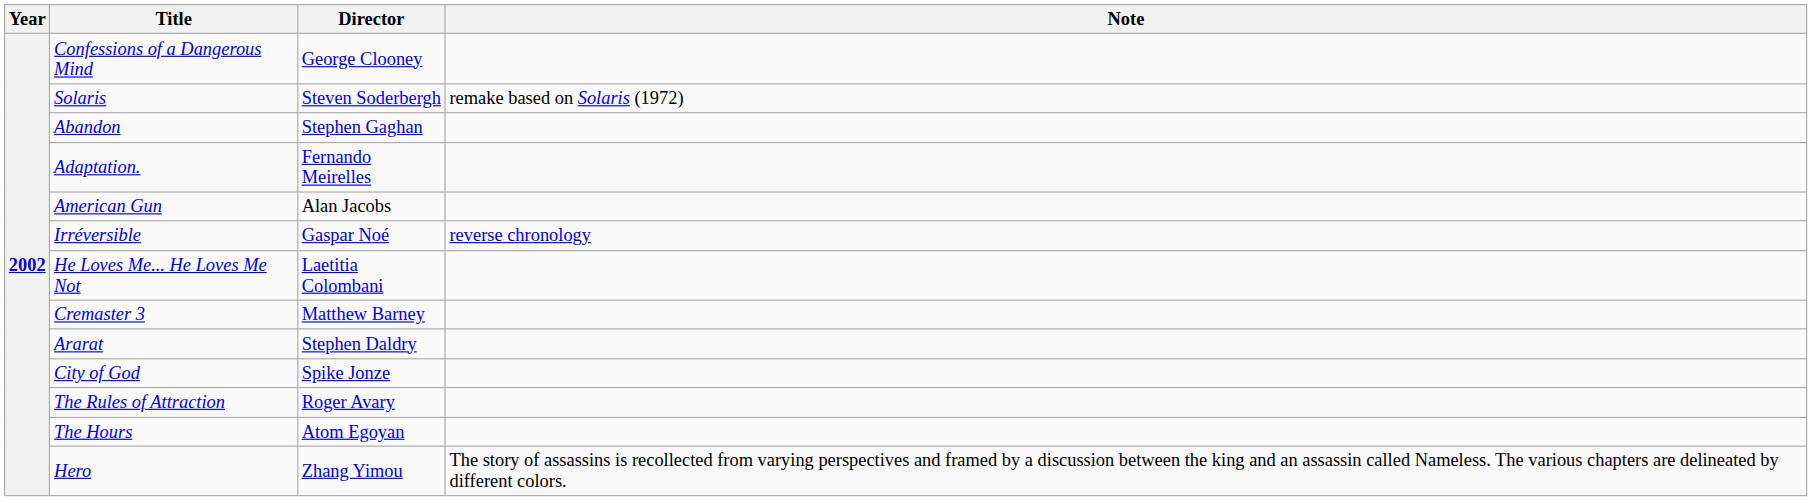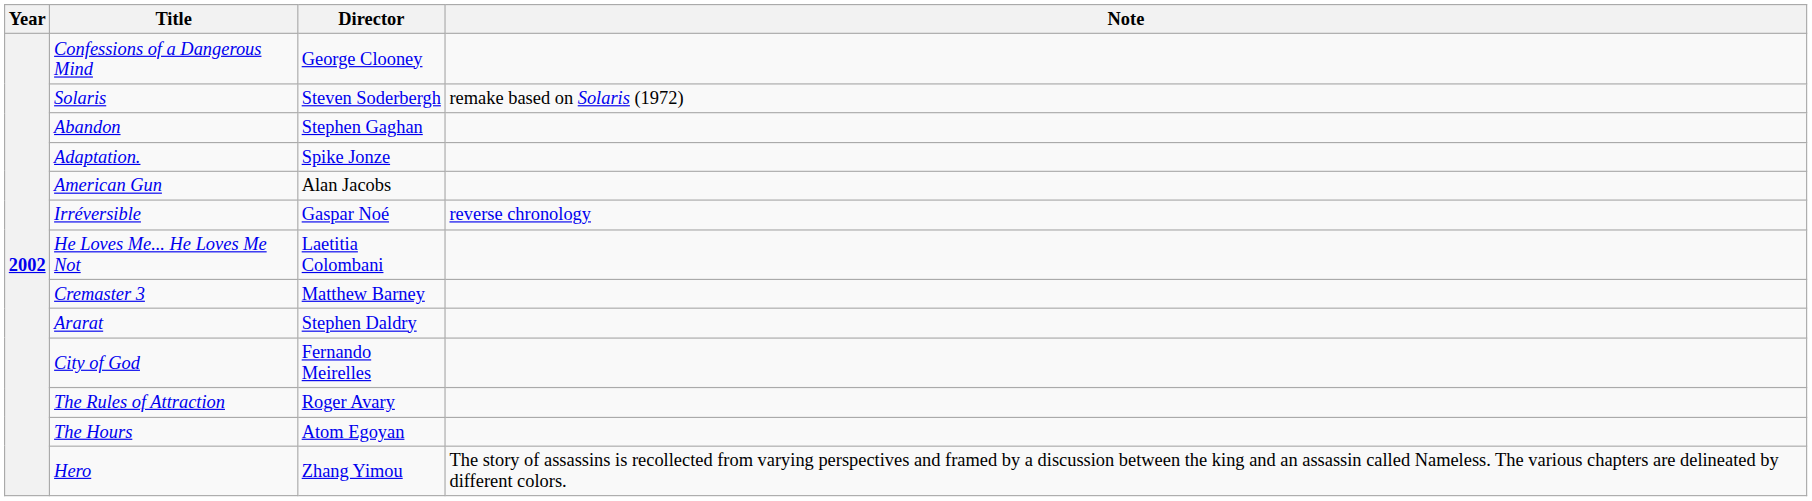(336, 166) Fernando Meirelles -> (346, 156) Spike Jonze
(346, 373) Spike Jonze -> (336, 362) Fernando Meirelles
